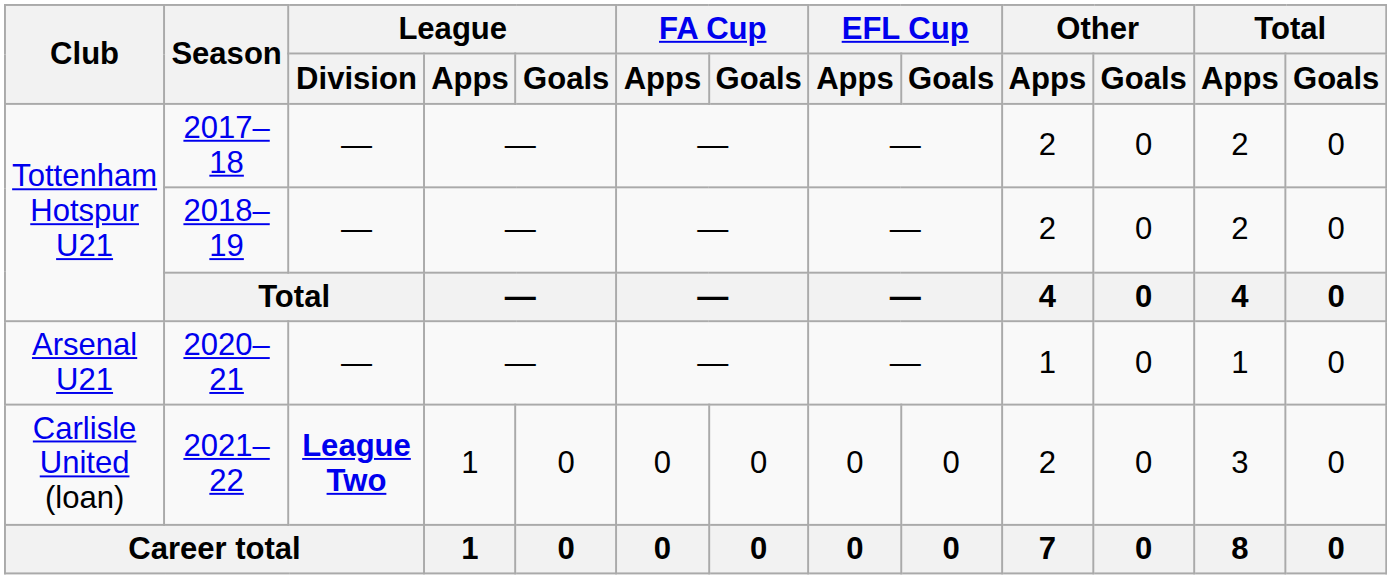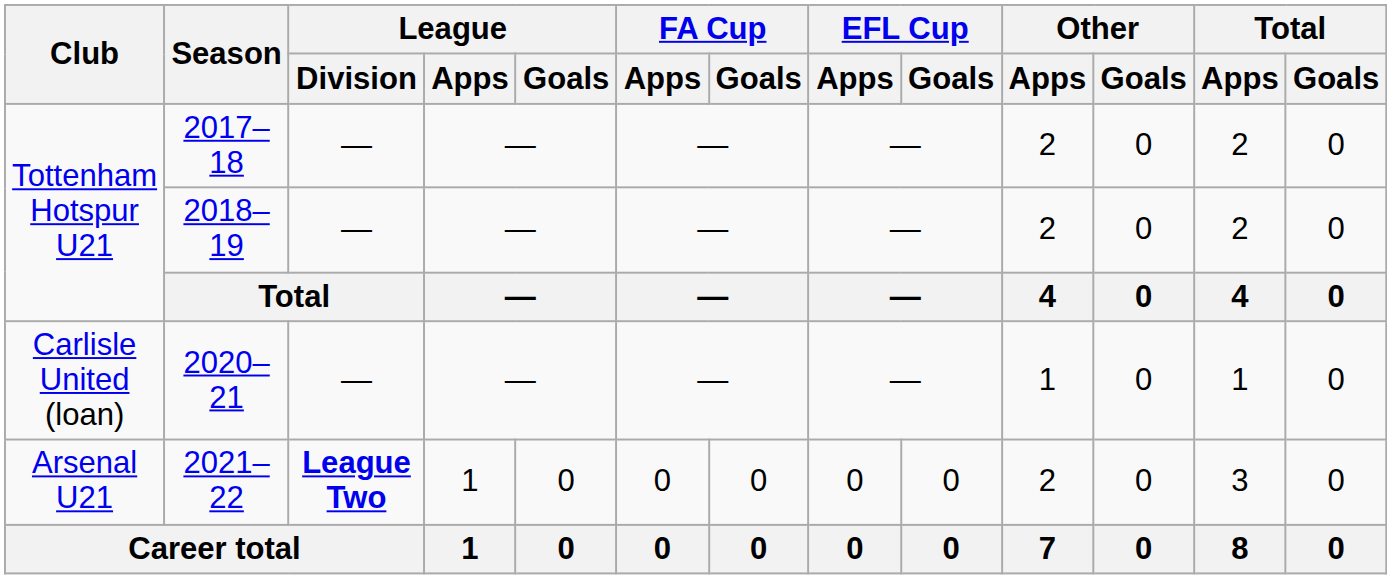(85, 362) Arsenal U21 -> (85, 380) Carlisle United (loan)
(85, 464) Carlisle United (loan) -> (85, 481) Arsenal U21
